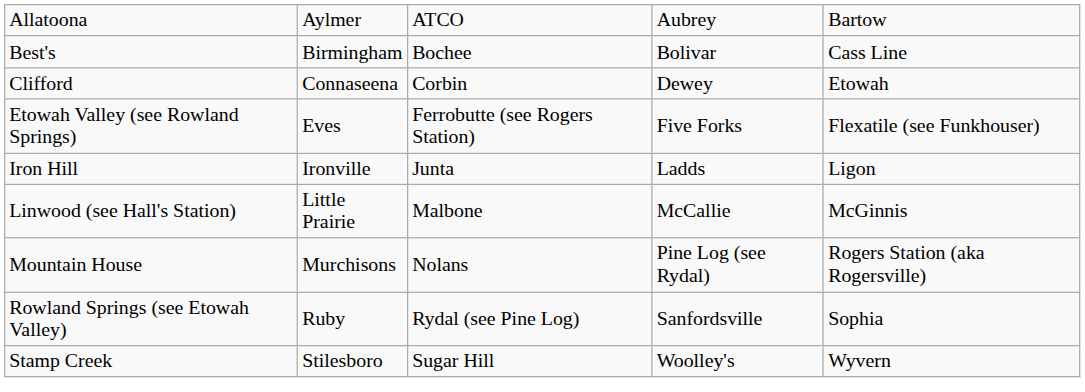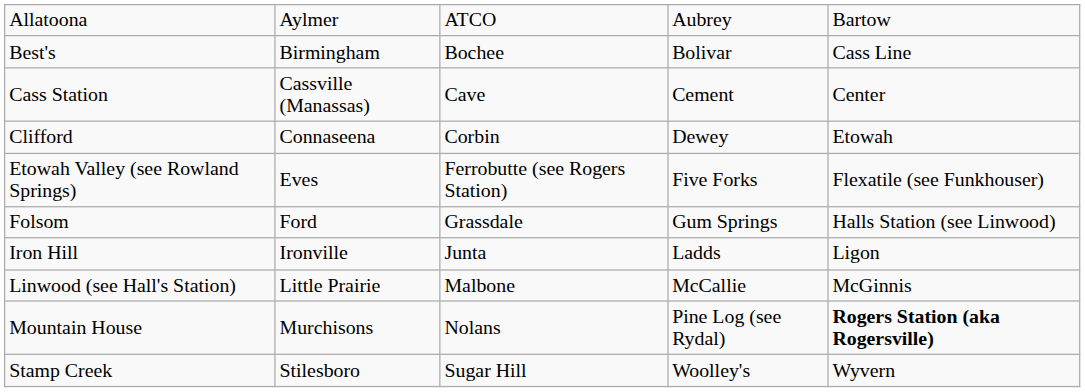+ row: (59, 94)
+ row: (39, 222)
(906, 264) normal -> (916, 327) bold
- row: (129, 318)
